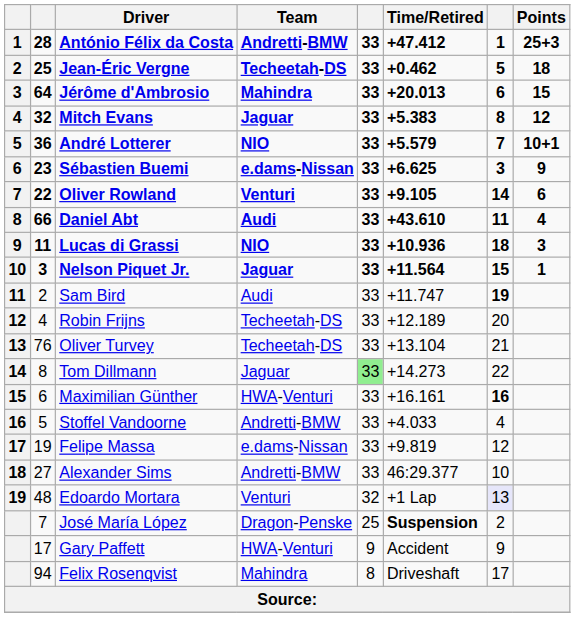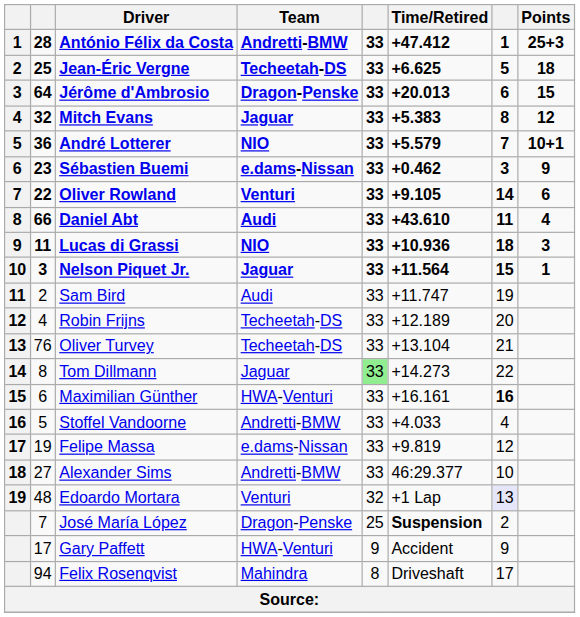(412, 67) +0.462 -> (416, 67) +6.625
(276, 93) Mahindra -> (300, 93) Dragon-Penske
(412, 169) +6.625 -> (416, 169) +0.462
(500, 295) bold -> (505, 295) normal
